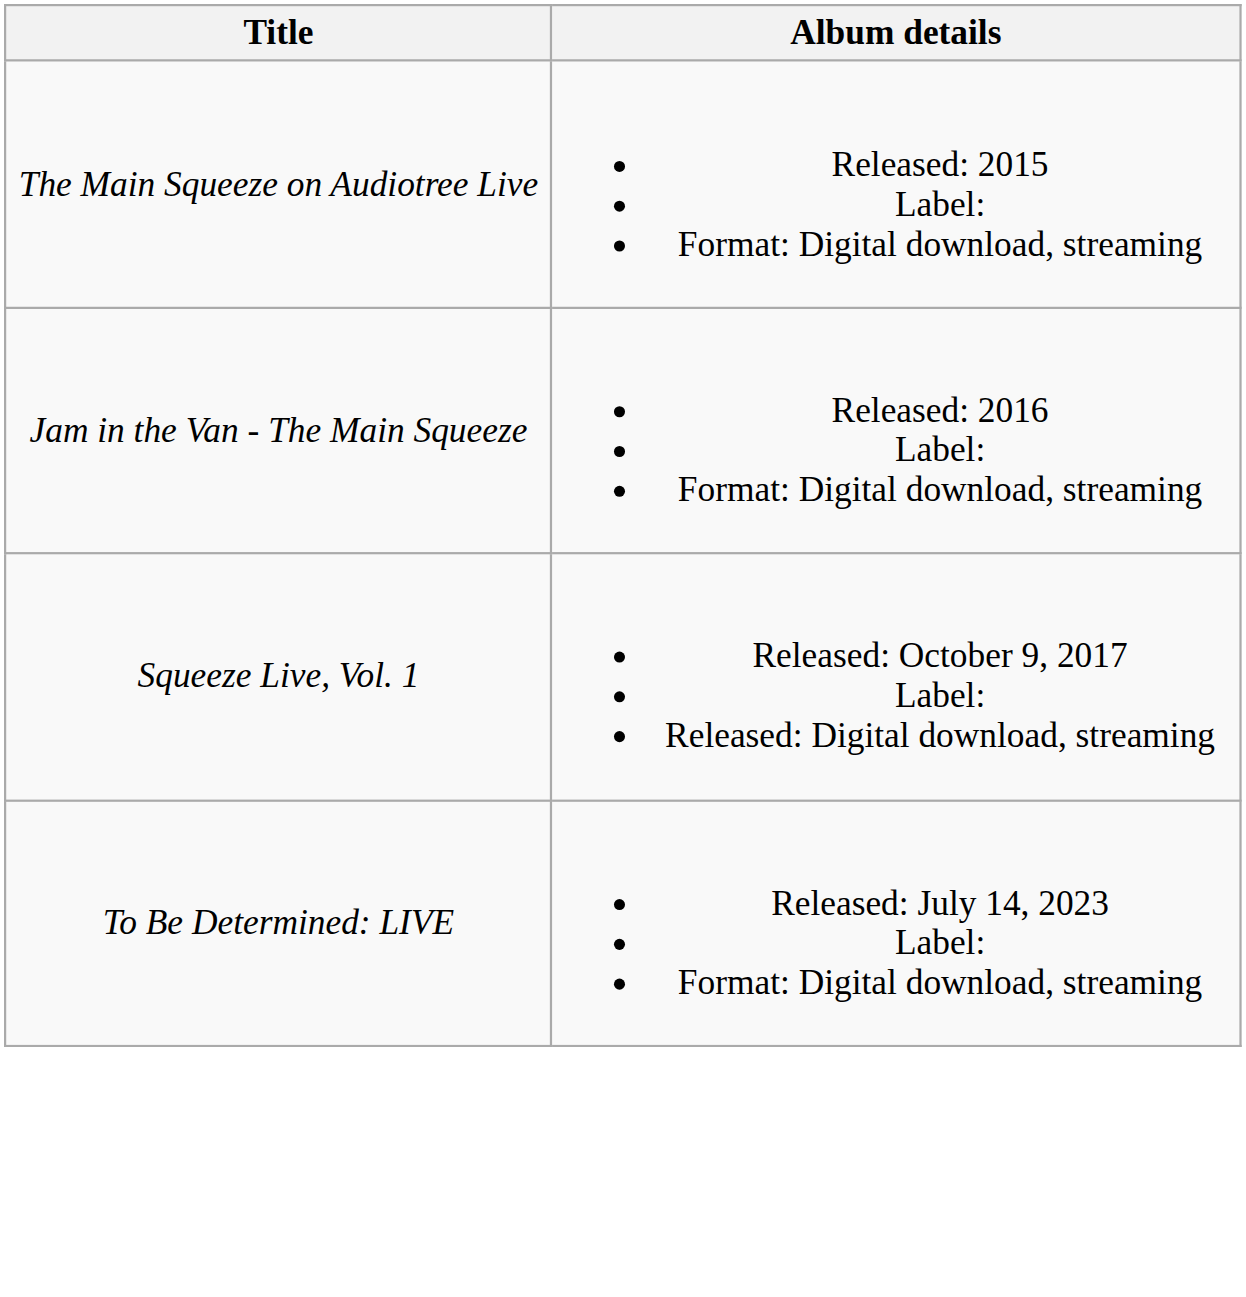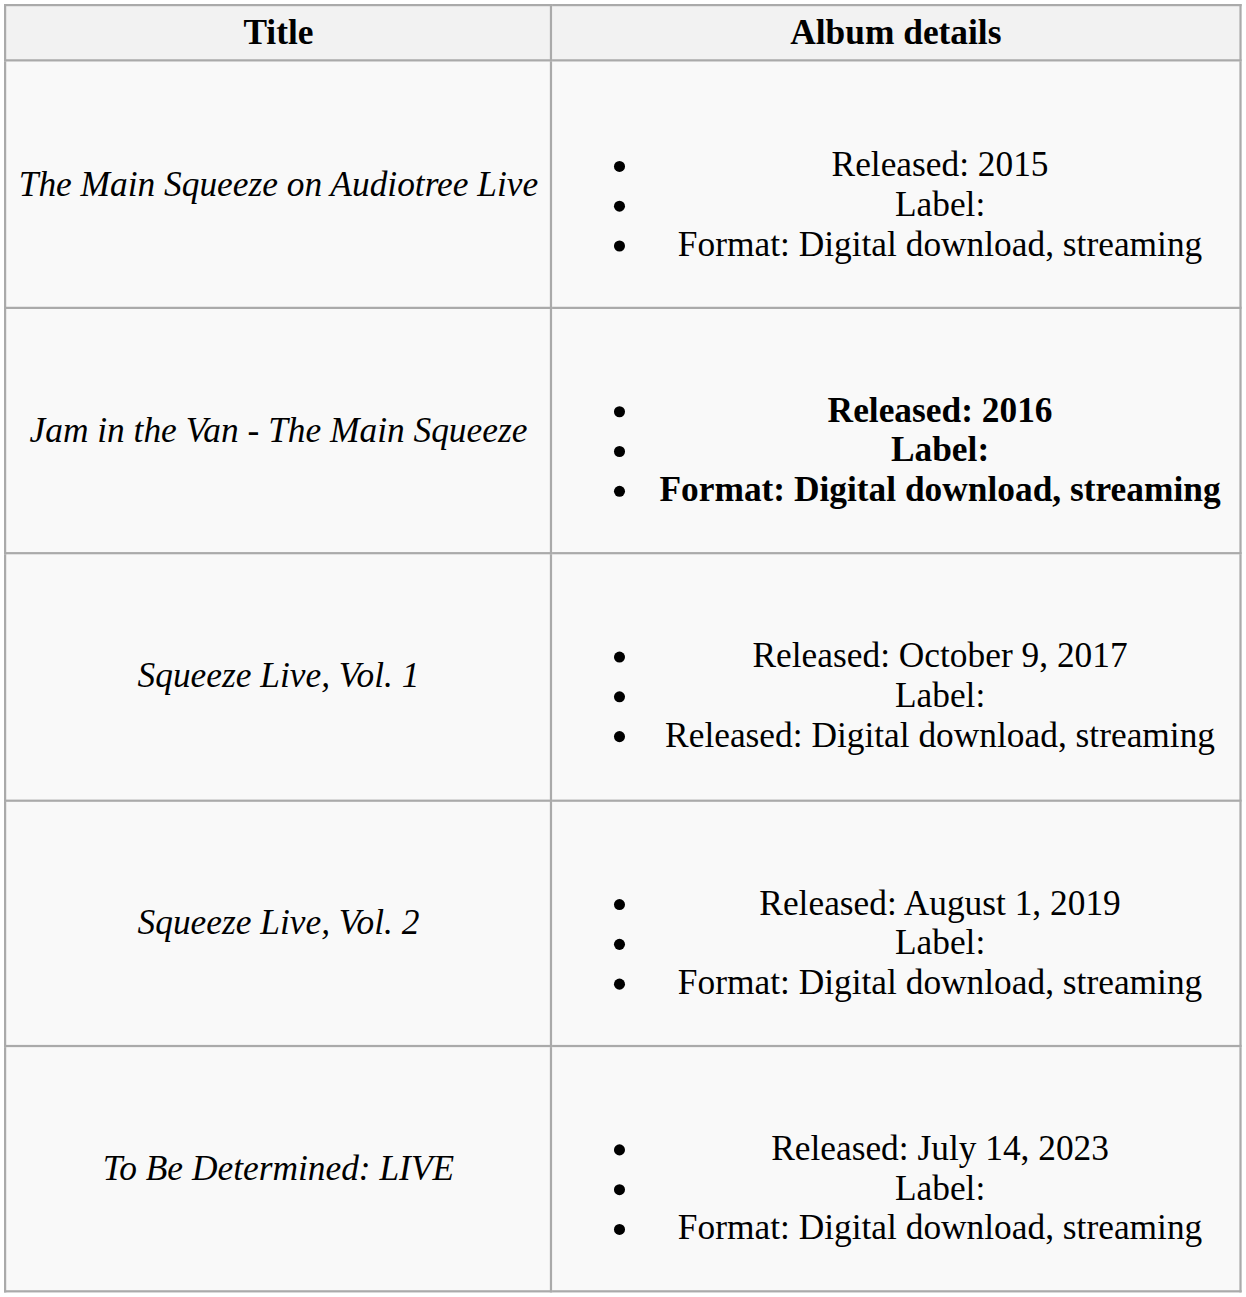(896, 450) normal -> (896, 450) bold
+ row: (278, 922)
